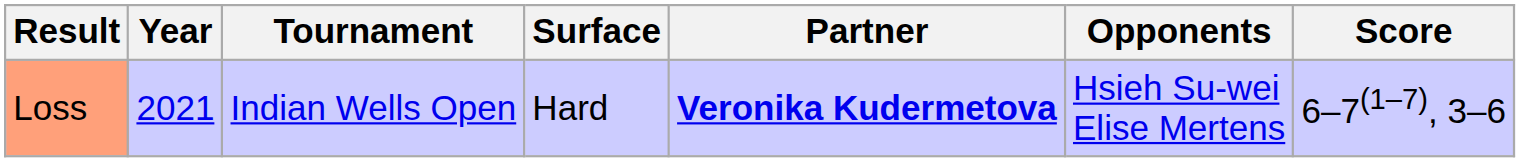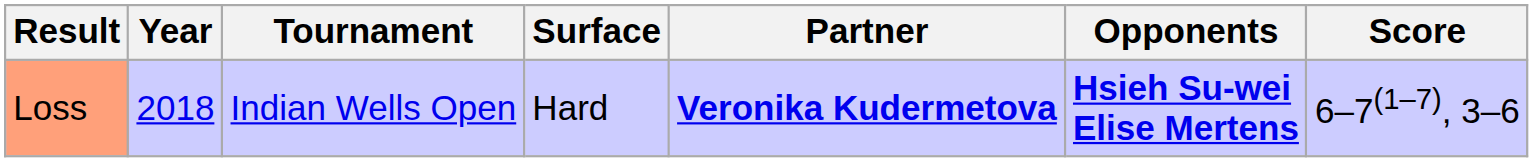(175, 107) 2021 -> (175, 107) 2018
(1179, 107) normal -> (1186, 107) bold
